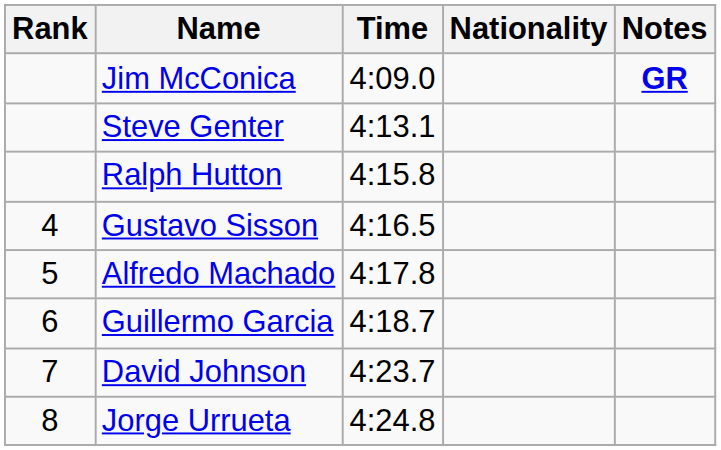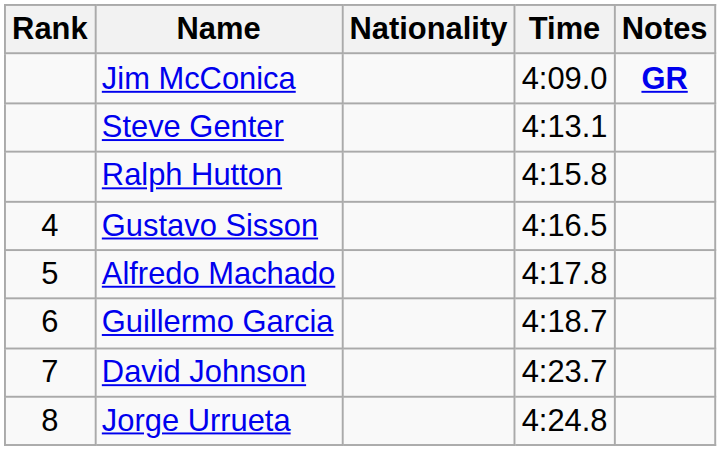columns swapped: (529, 28) <-> (392, 28)
